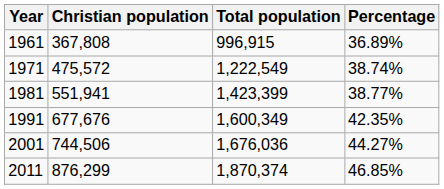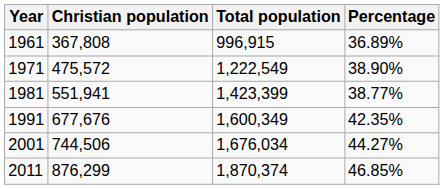(375, 68) 38.74% -> (375, 68) 38.90%
(252, 145) 1,676,036 -> (252, 145) 1,676,034
